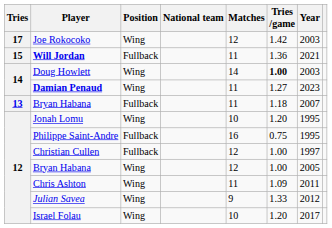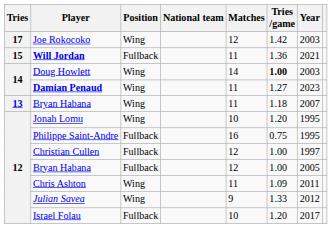(141, 103) Fullback -> (134, 103) Wing
(134, 167) Wing -> (141, 167) Fullback
(134, 215) Wing -> (141, 215) Fullback
